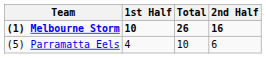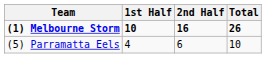columns swapped: (235, 12) <-> (192, 12)
